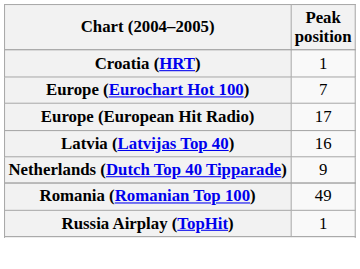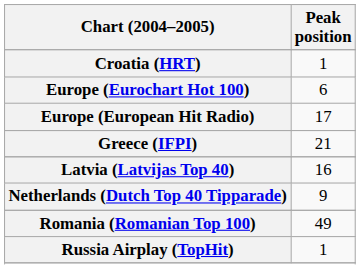(323, 90) 7 -> (323, 90) 6
+ row: (148, 143)
